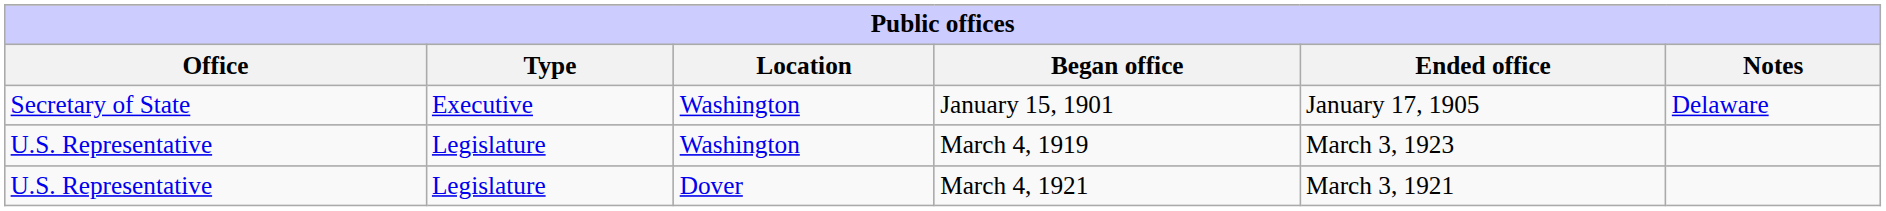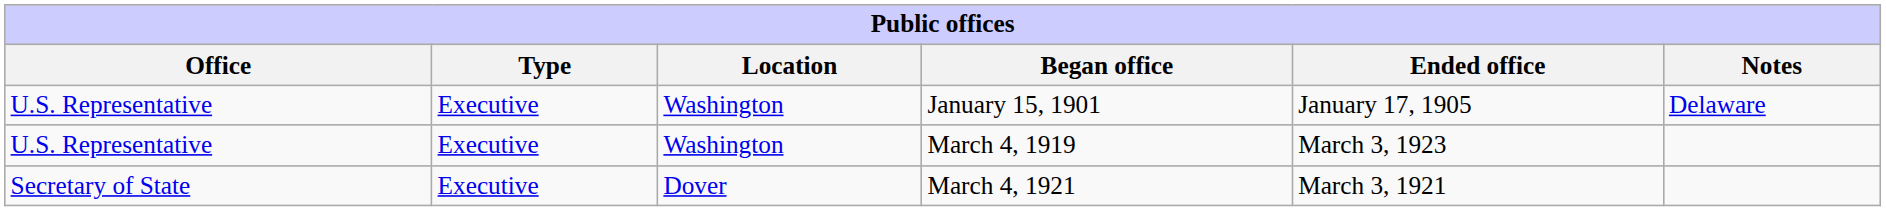(100, 104) Secretary of State -> (111, 104) U.S. Representative
(489, 144) Legislature -> (488, 144) Executive
(111, 184) U.S. Representative -> (100, 184) Secretary of State
(489, 184) Legislature -> (488, 184) Executive
